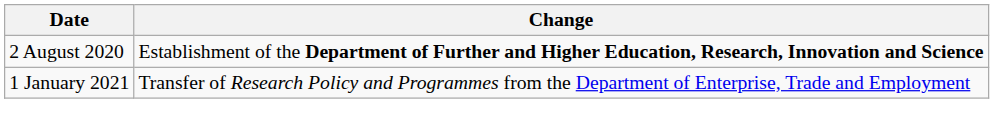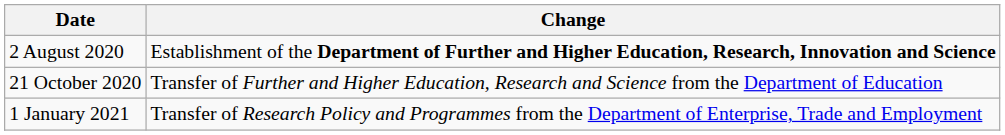+ row: (75, 82)
